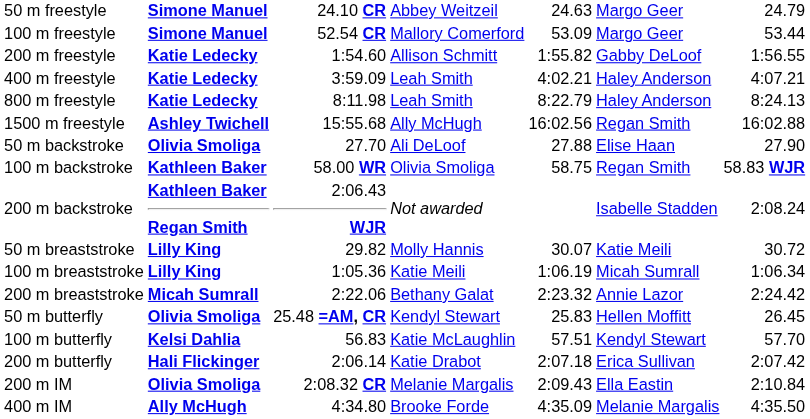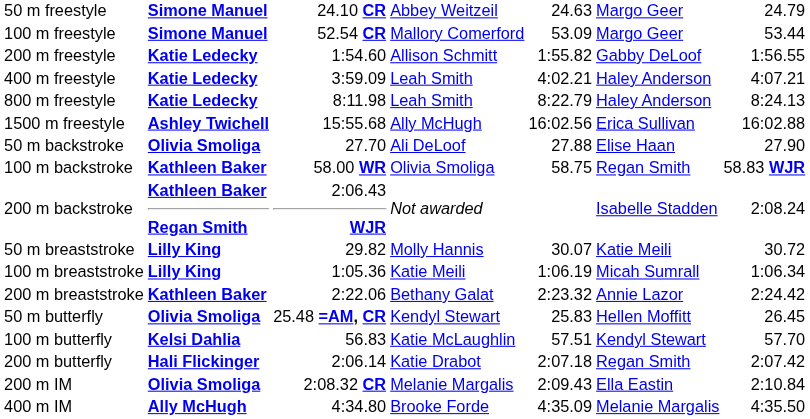(643, 123) Regan Smith -> (646, 123) Erica Sullivan
(203, 294) Micah Sumrall -> (207, 294) Kathleen Baker
(646, 362) Erica Sullivan -> (643, 362) Regan Smith
